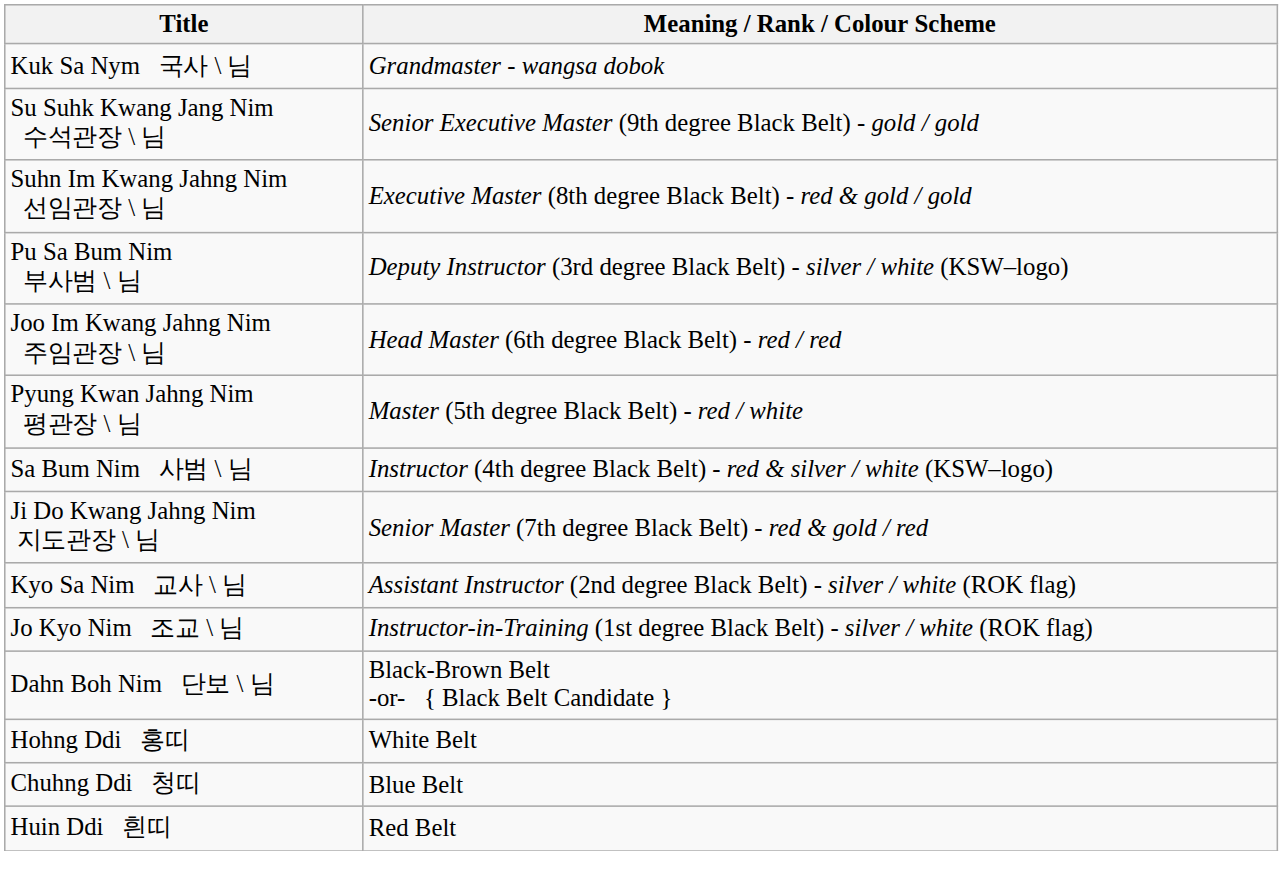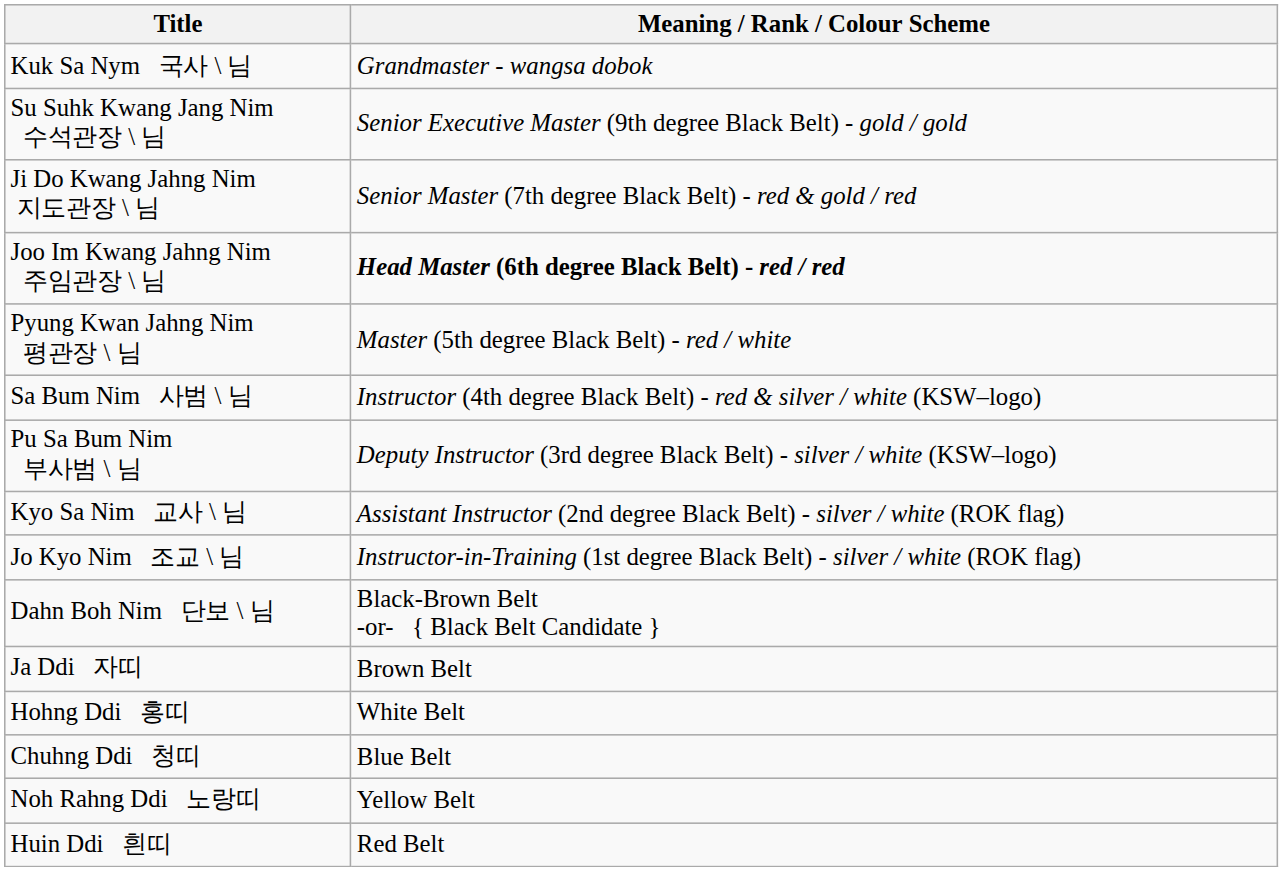- row: (149, 194)
rows swapped: (133, 525) <-> (91, 265)
(605, 339) normal -> (601, 267) bold
+ row: (77, 667)
+ row: (136, 799)
